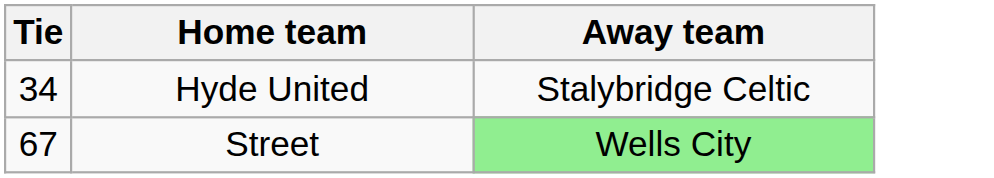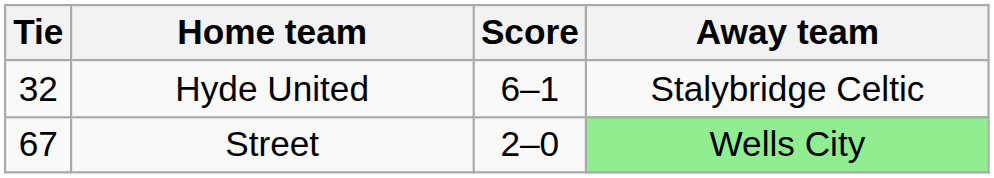+ column: (530, 32)
(38, 88) 34 -> (38, 88) 32
